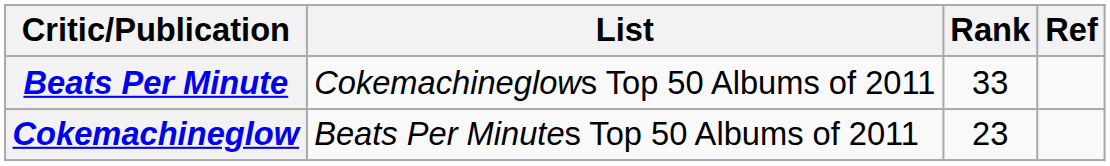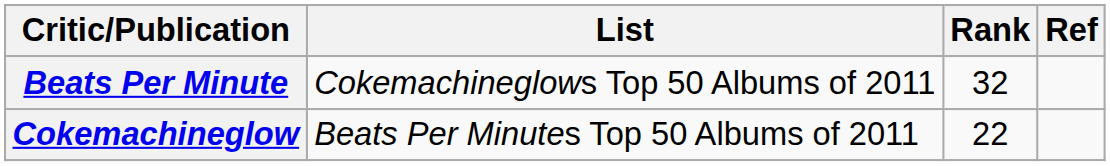(990, 82) 33 -> (990, 82) 32
(990, 133) 23 -> (990, 133) 22
